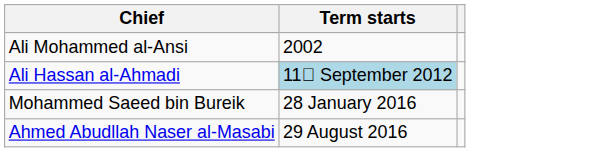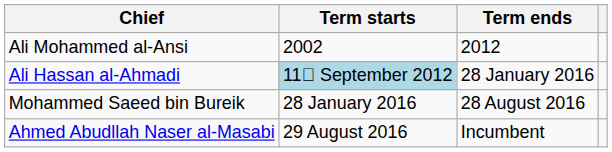+ column: (527, 18)
